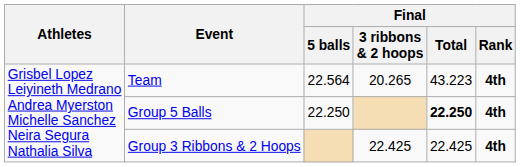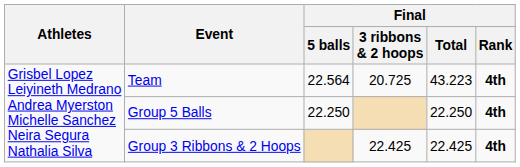(390, 80) 20.265 -> (390, 80) 20.725
(451, 113) bold -> (451, 113) normal
